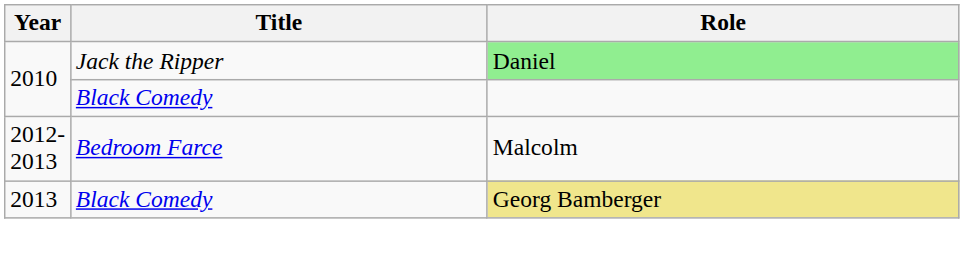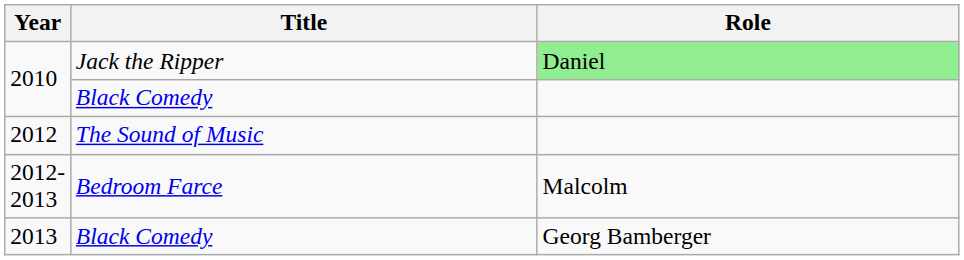+ row: (34, 135)
(577, 198) khaki background -> (627, 236) no background
